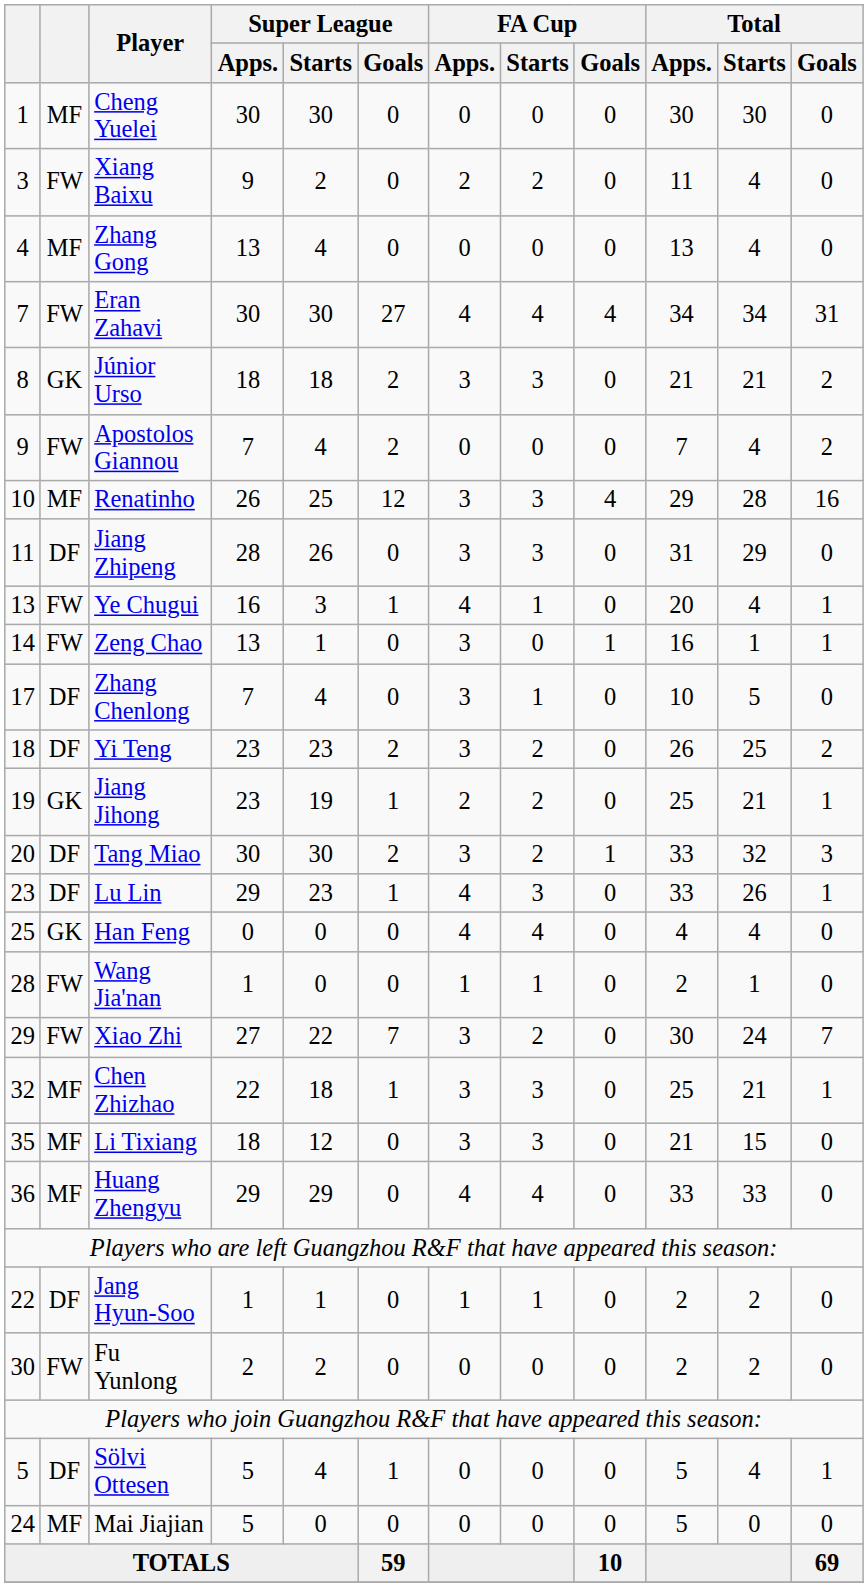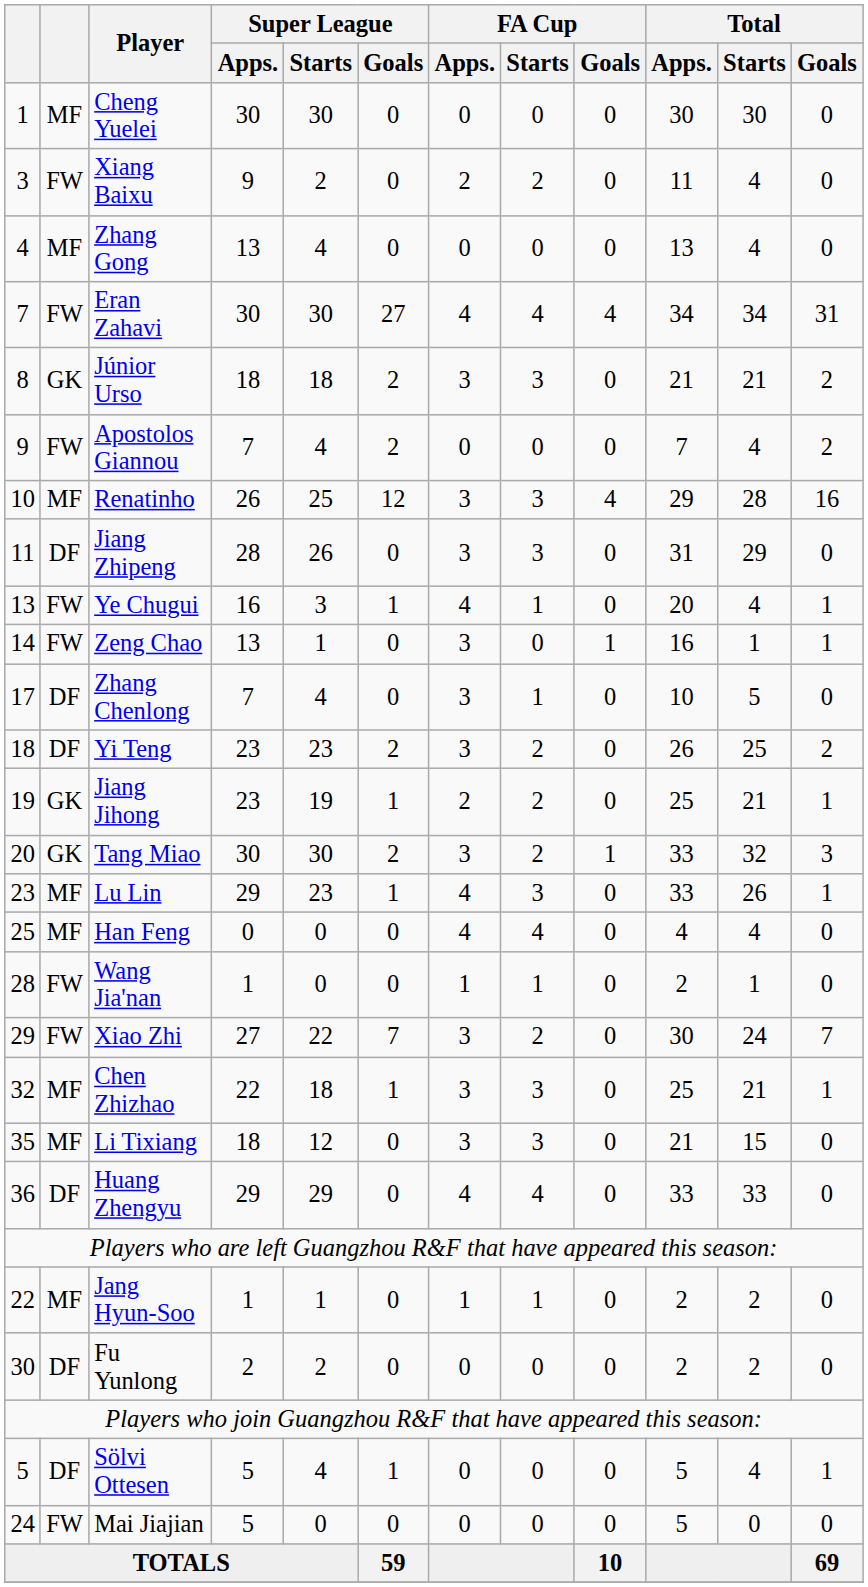(65, 854) DF -> (65, 854) GK
(65, 892) DF -> (65, 892) MF
(65, 931) GK -> (65, 931) MF
(65, 1194) MF -> (65, 1194) DF
(65, 1299) DF -> (65, 1299) MF
(65, 1366) FW -> (65, 1366) DF
(65, 1524) MF -> (65, 1524) FW
